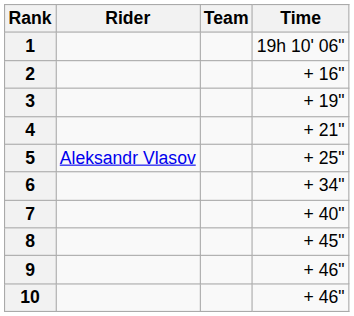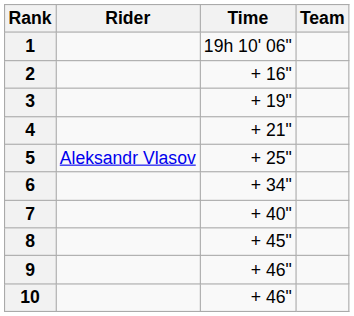columns swapped: (226, 18) <-> (301, 18)
